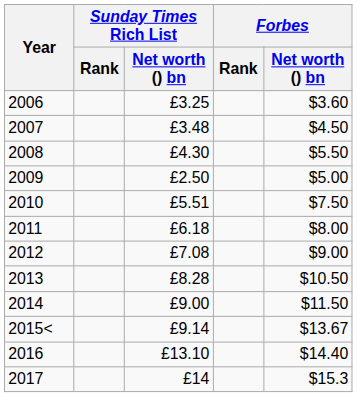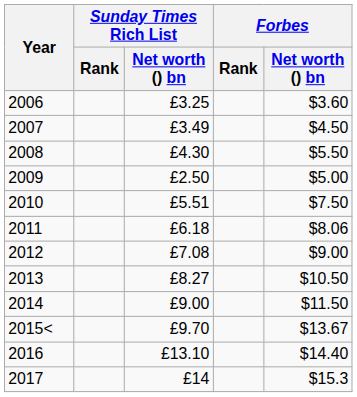(190, 128) £3.48 -> (190, 128) £3.49
(328, 228) $8.00 -> (328, 228) $8.06
(190, 278) £8.28 -> (190, 278) £8.27
(190, 329) £9.14 -> (190, 329) £9.70
